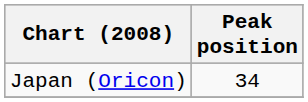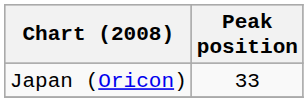(247, 81) 34 -> (247, 81) 33
